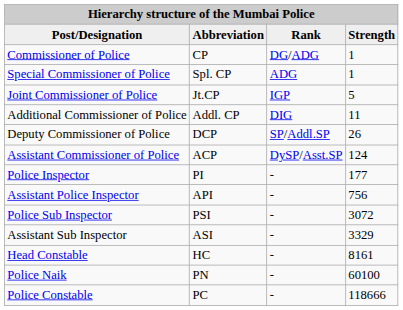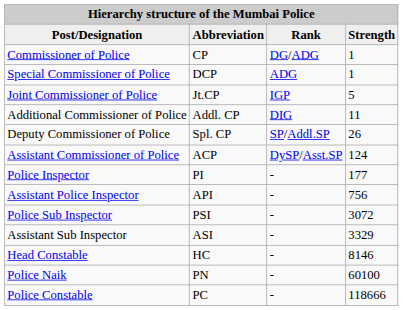(212, 74) Spl. CP -> (205, 74) DCP
(205, 134) DCP -> (212, 134) Spl. CP
(361, 255) 8161 -> (361, 255) 8146
